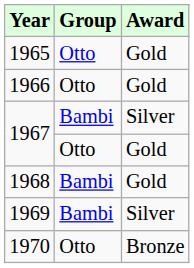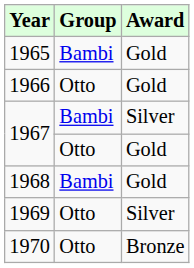(77, 52) Otto -> (86, 52) Bambi
(86, 213) Bambi -> (77, 213) Otto
